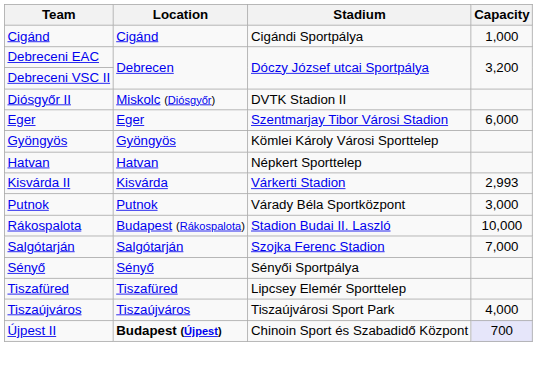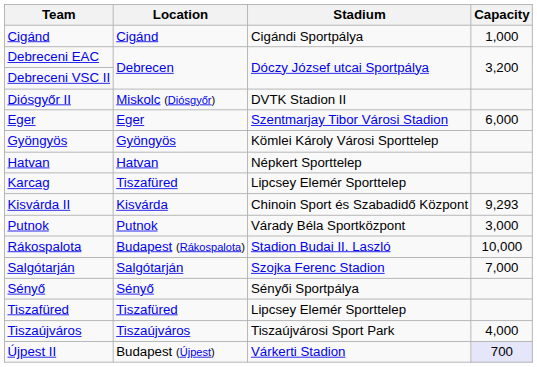+ row: (29, 183)
(298, 183) Várkerti Stadion -> (360, 204) Chinoin Sport és Szabadidő Központ
(502, 183) 2,993 -> (502, 204) 9,293
(169, 330) bold -> (165, 352) normal
(360, 330) Chinoin Sport és Szabadidő Központ -> (298, 352) Várkerti Stadion
